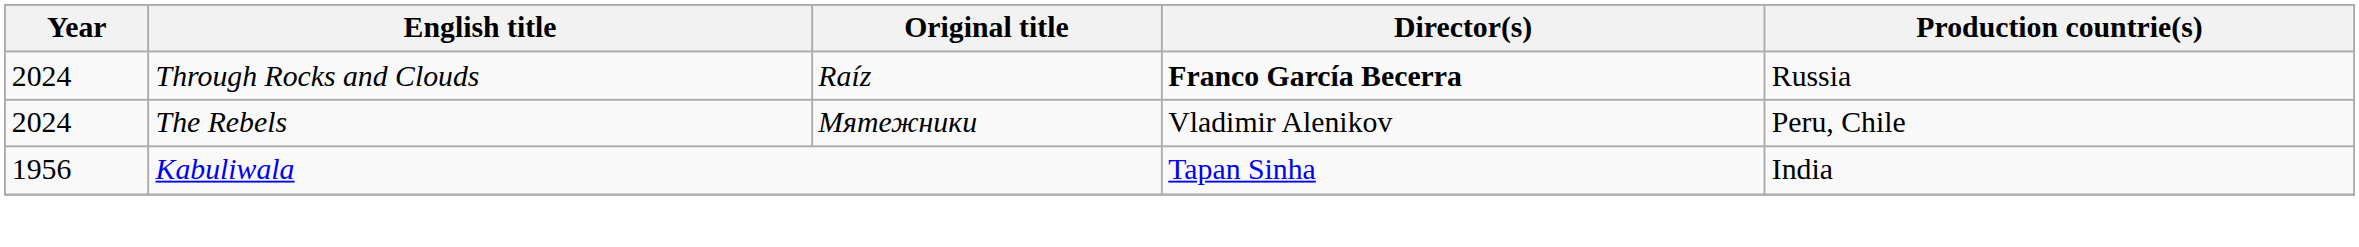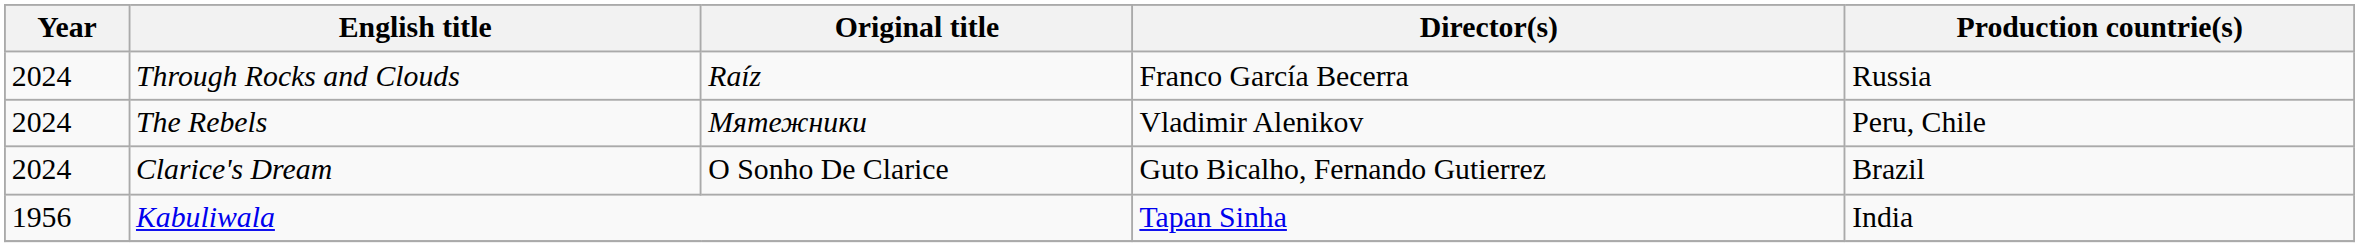(1315, 75) bold -> (1274, 75) normal
+ row: (234, 169)
